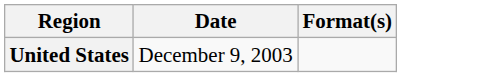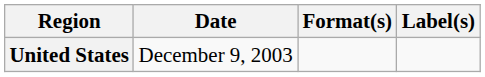+ column: (438, 21)
